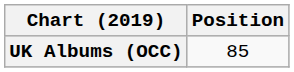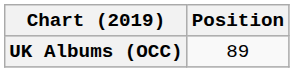(238, 52) 85 -> (238, 52) 89
